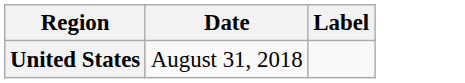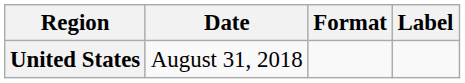+ column: (350, 22)
